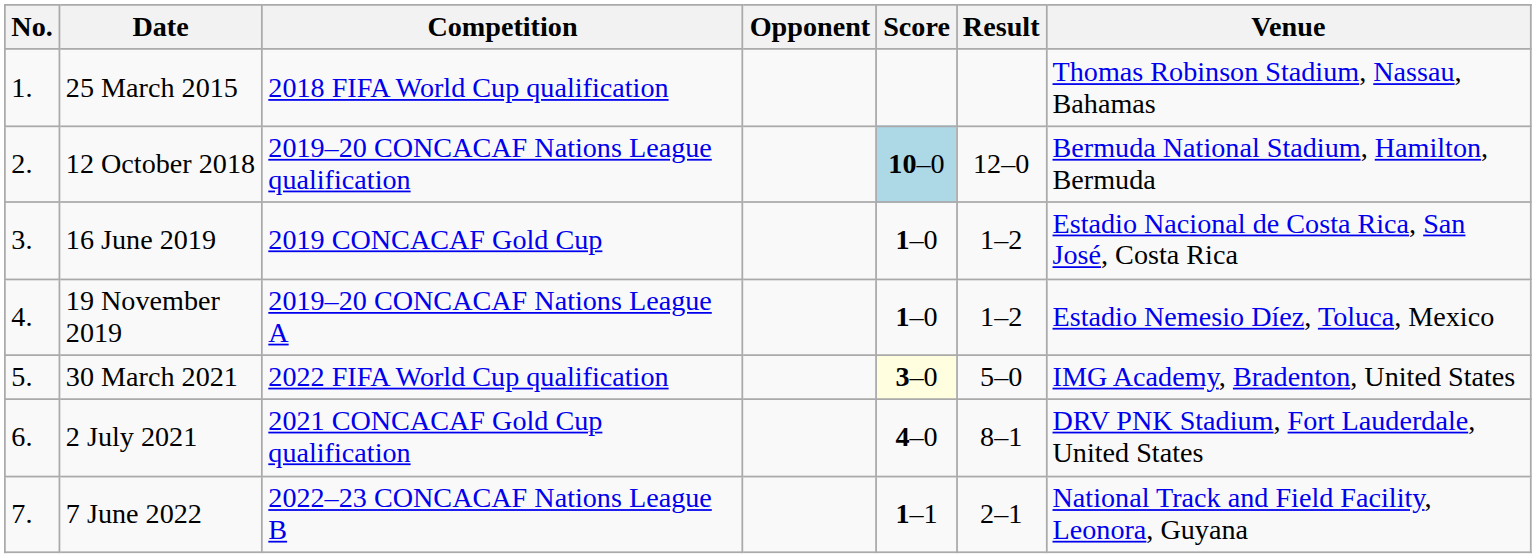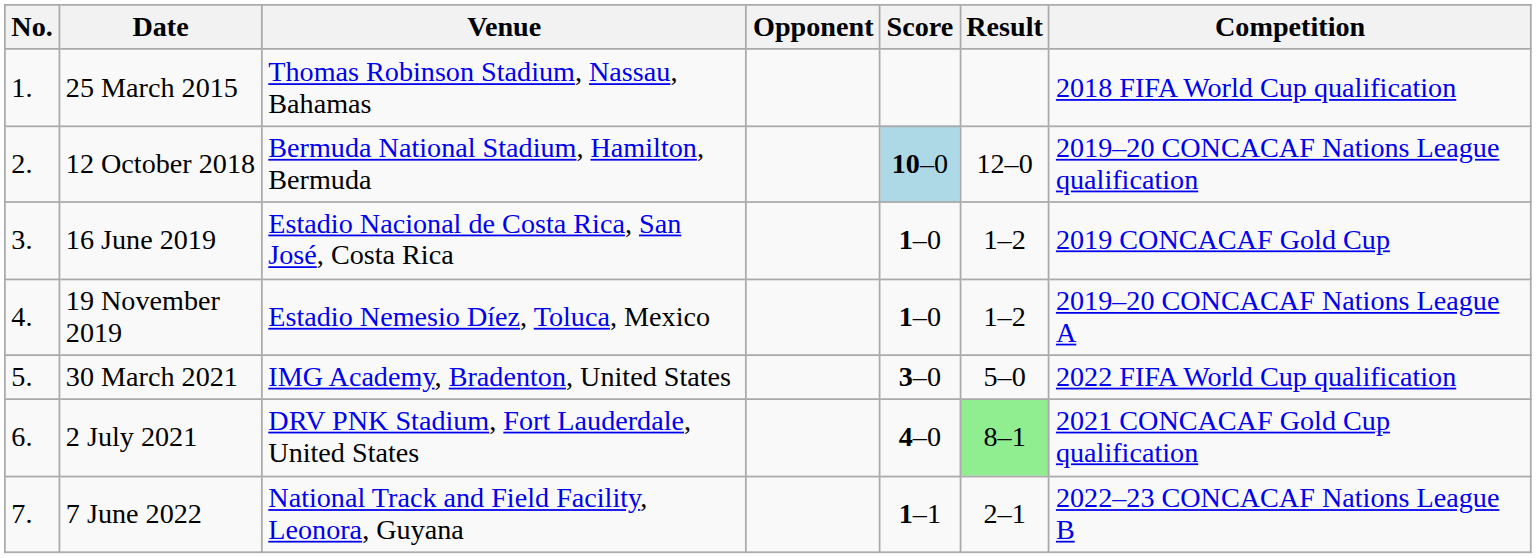columns swapped: (1288, 26) <-> (502, 26)
(917, 376) lightyellow background -> (920, 376) no background
(1001, 437) no background -> (1005, 437) lightgreen background
